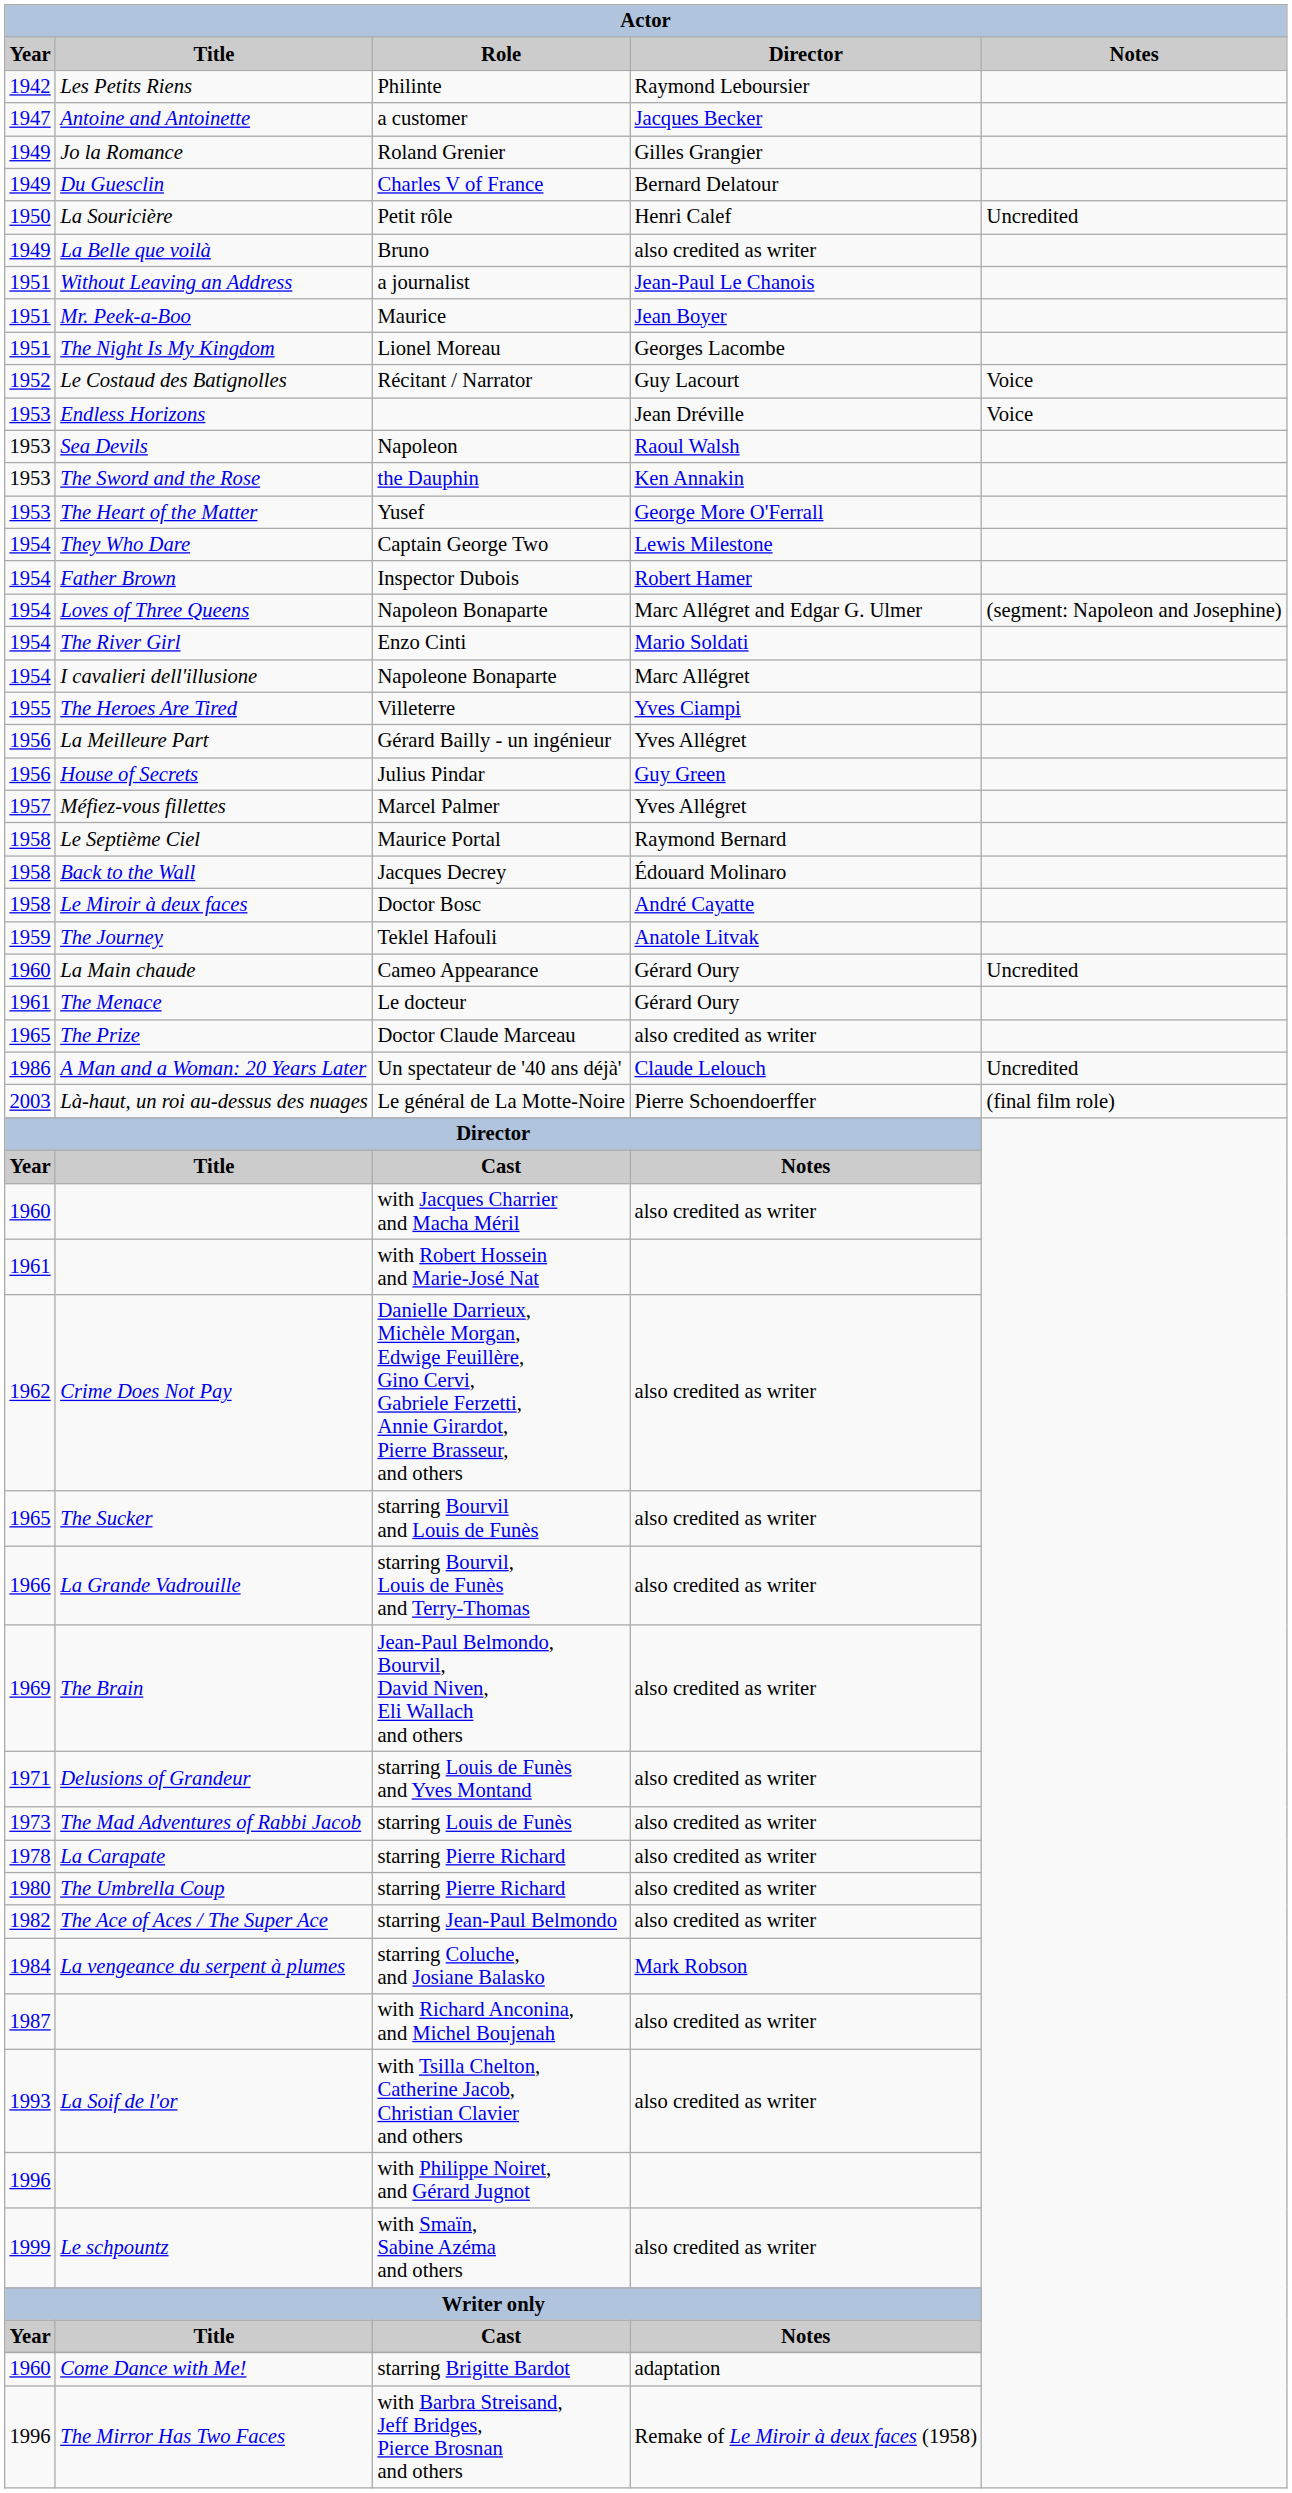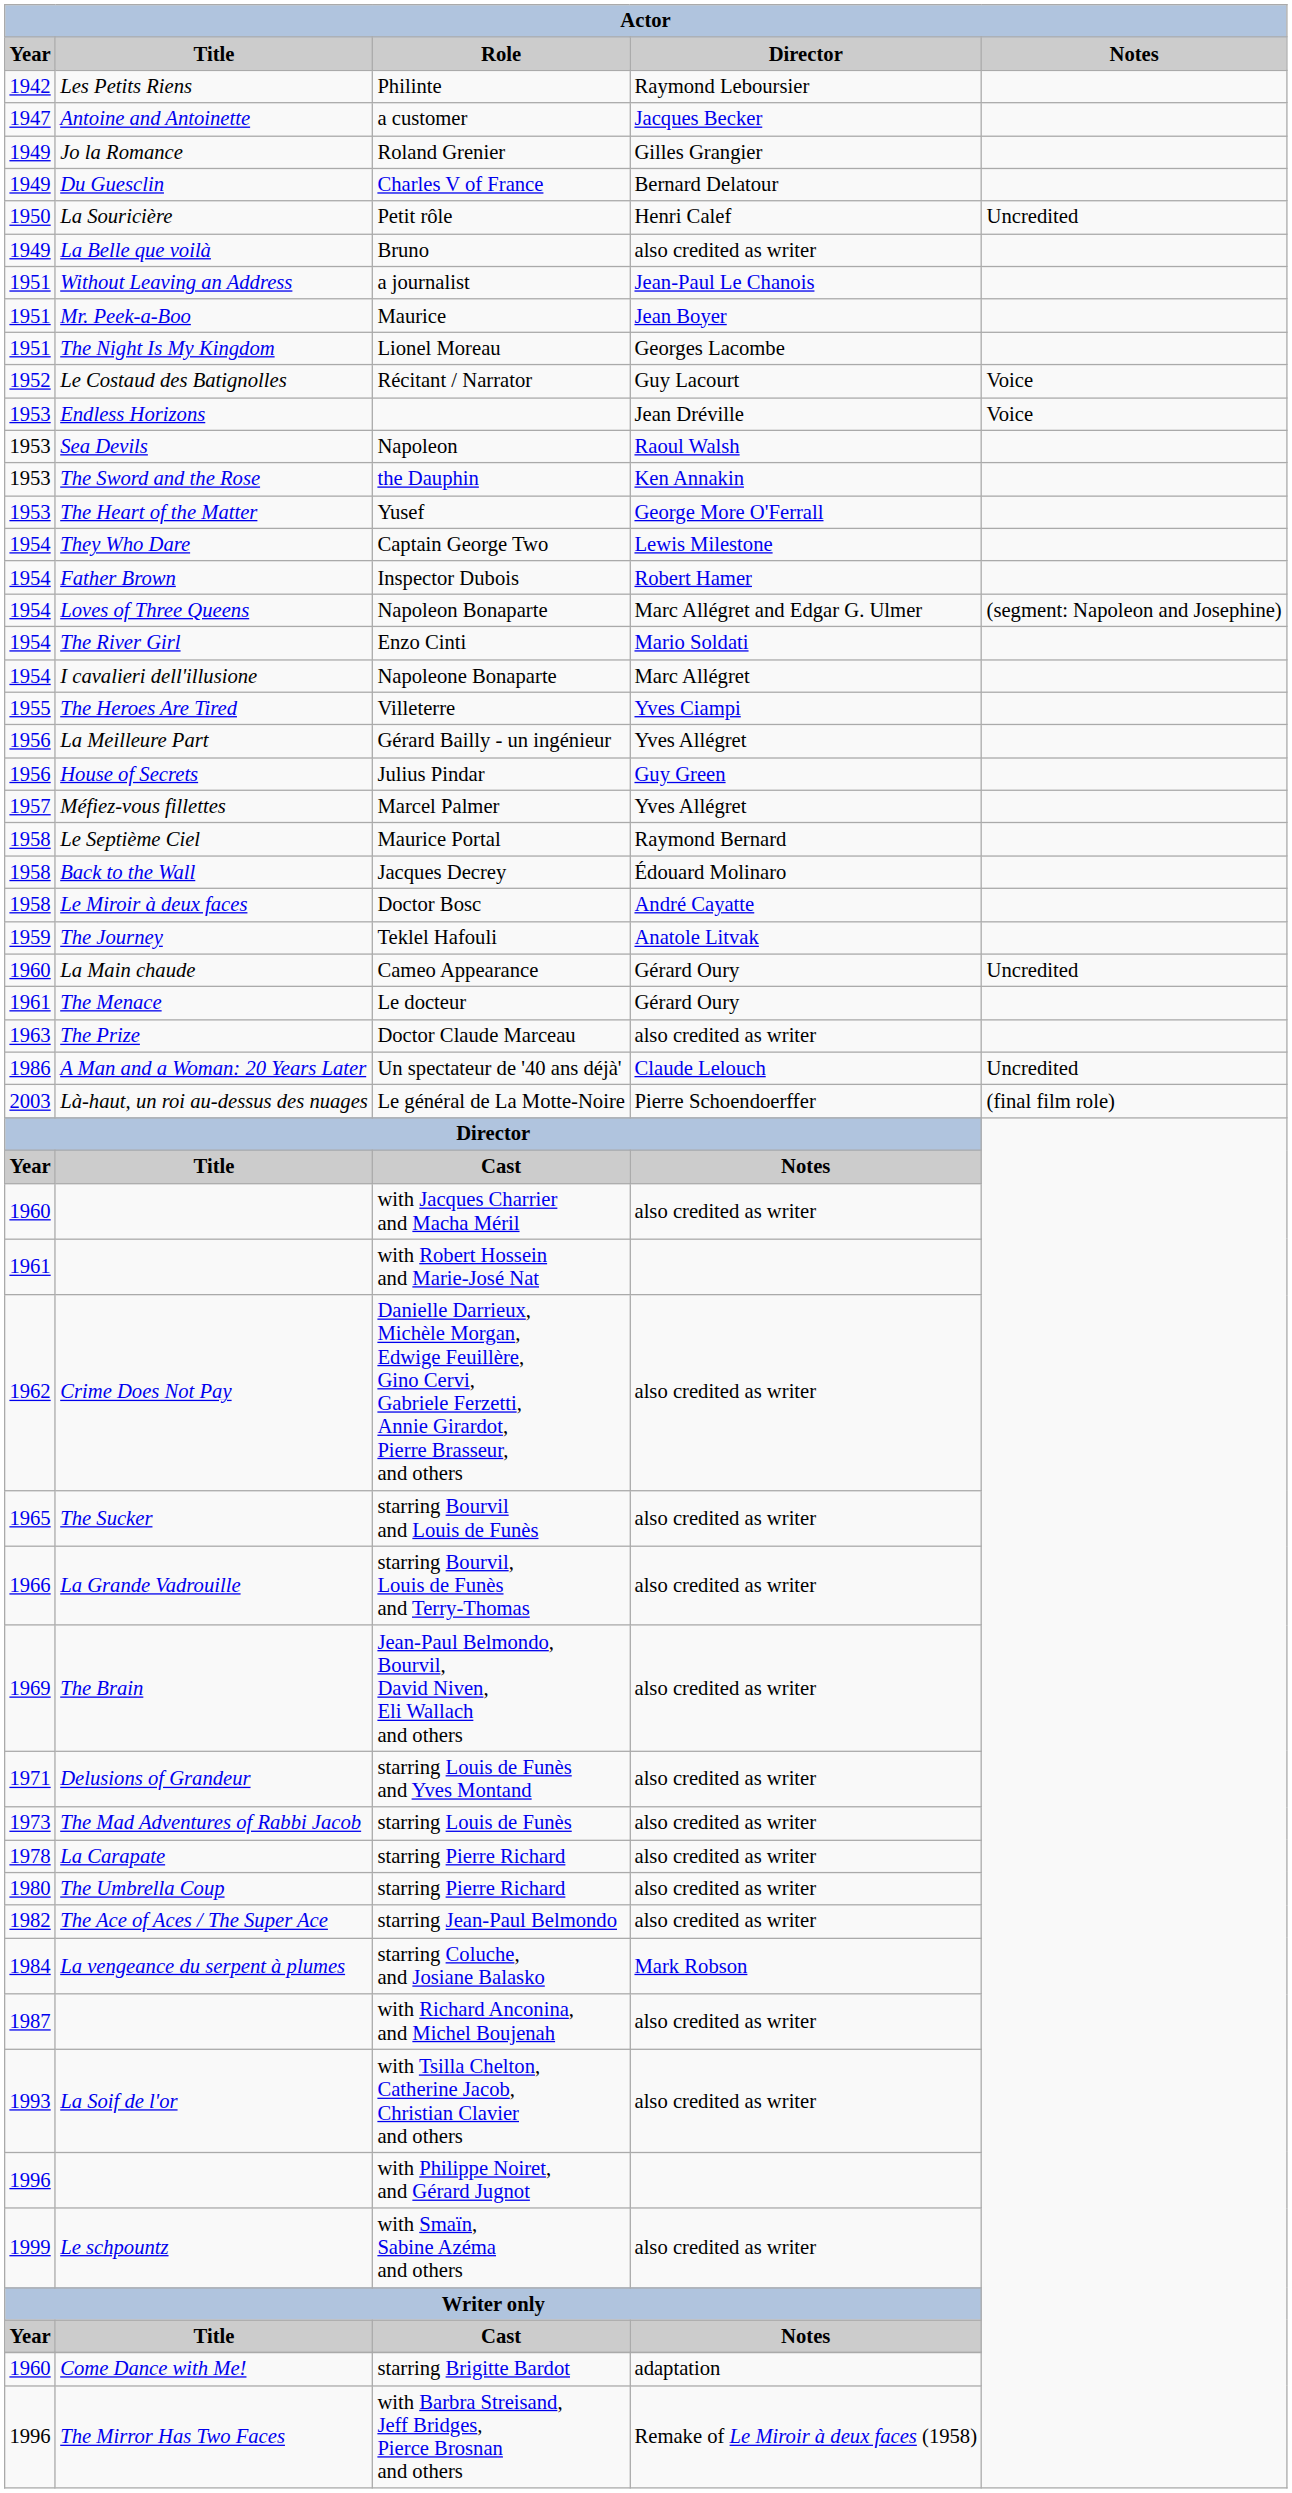(30, 1035) 1965 -> (30, 1035) 1963
